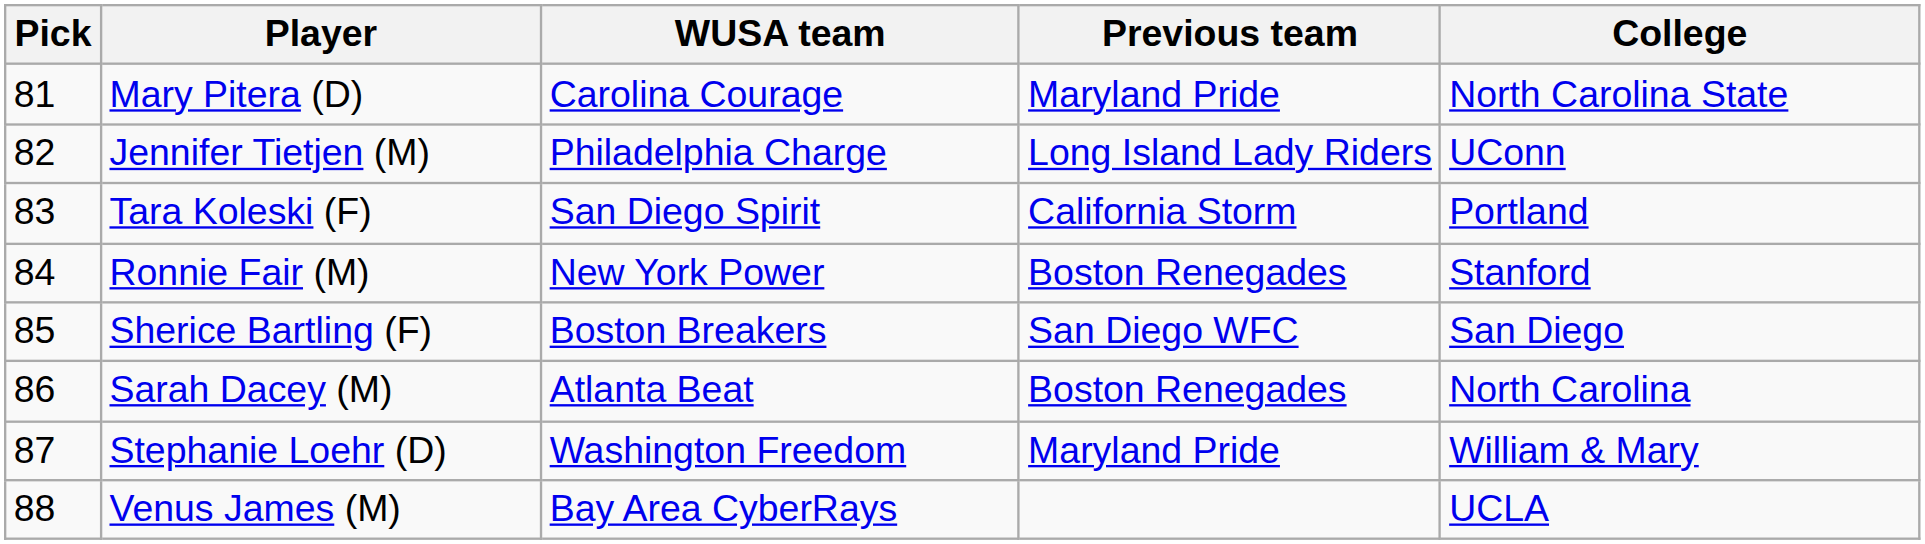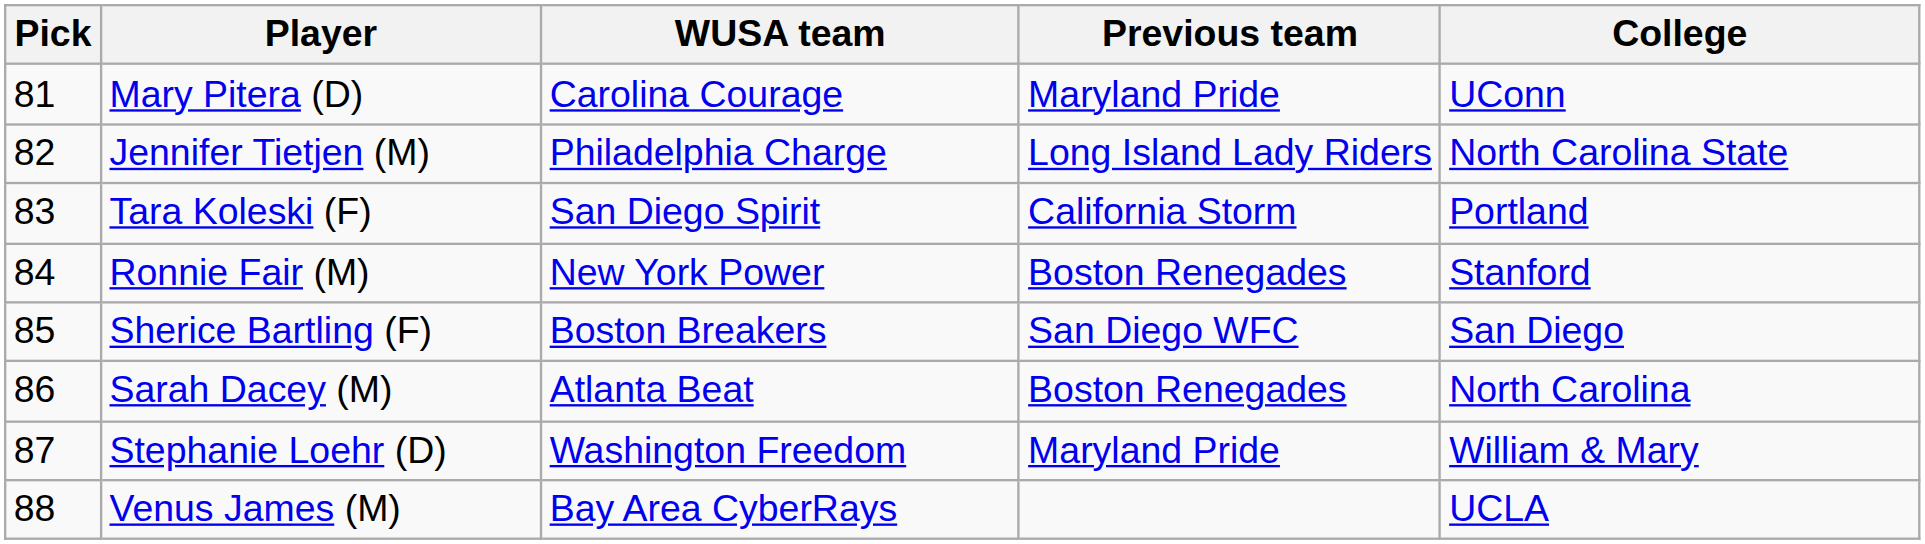(1619, 93) North Carolina State -> (1507, 93) UConn
(1507, 152) UConn -> (1619, 152) North Carolina State
